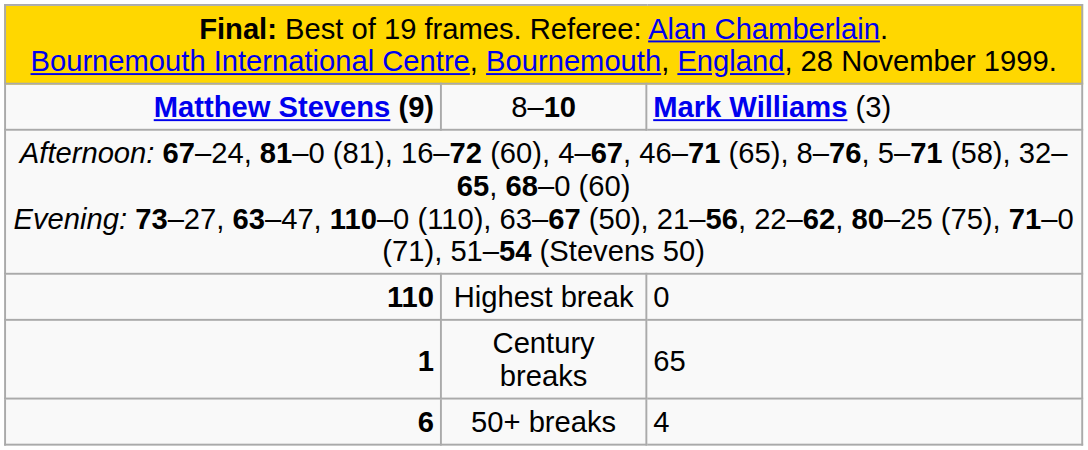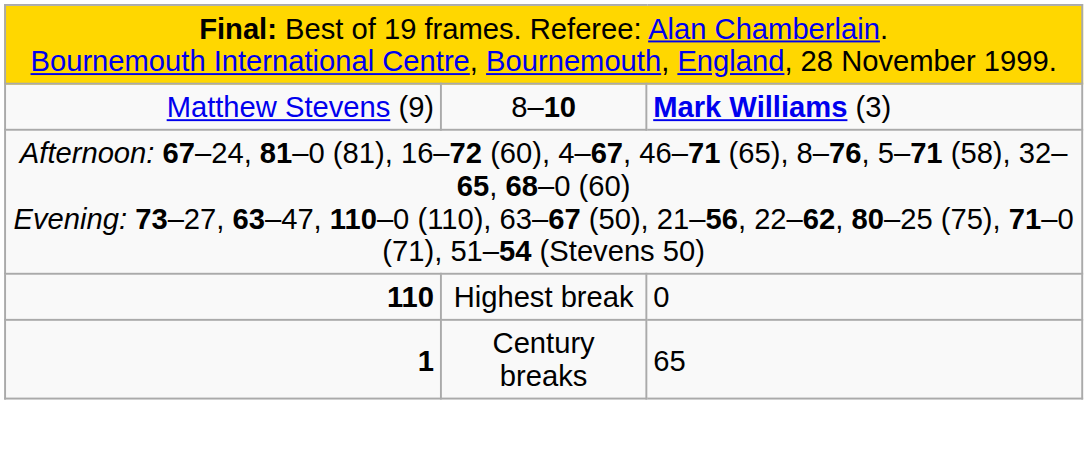(294, 107) bold -> (300, 107) normal
- row: (544, 422)
